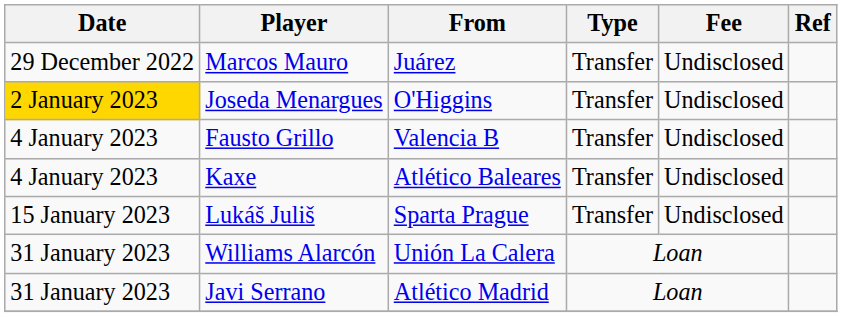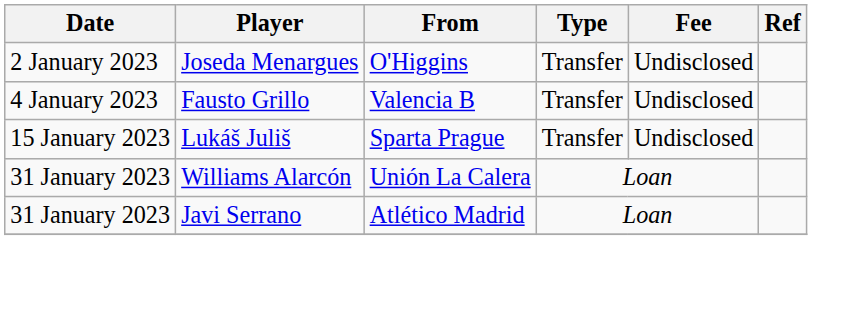- row: (277, 61)
(84, 100) gold background -> (84, 61) no background
- row: (231, 176)
